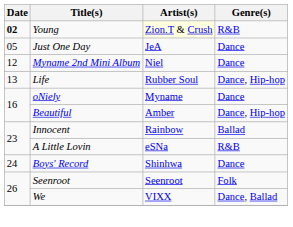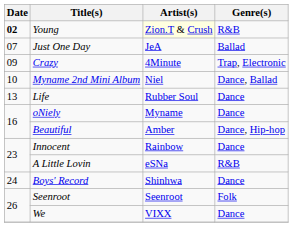(12, 46) 05 -> (12, 46) 07
(231, 46) Dance -> (231, 46) Ballad
+ row: (45, 63)
(12, 63) 12 -> (12, 79) 10
(231, 63) Dance -> (247, 79) Dance, Ballad
(251, 79) Dance, Hip-hop -> (231, 96) Dance
(231, 130) Ballad -> (231, 146) Dance
(247, 197) Dance, Ballad -> (231, 213) Dance
